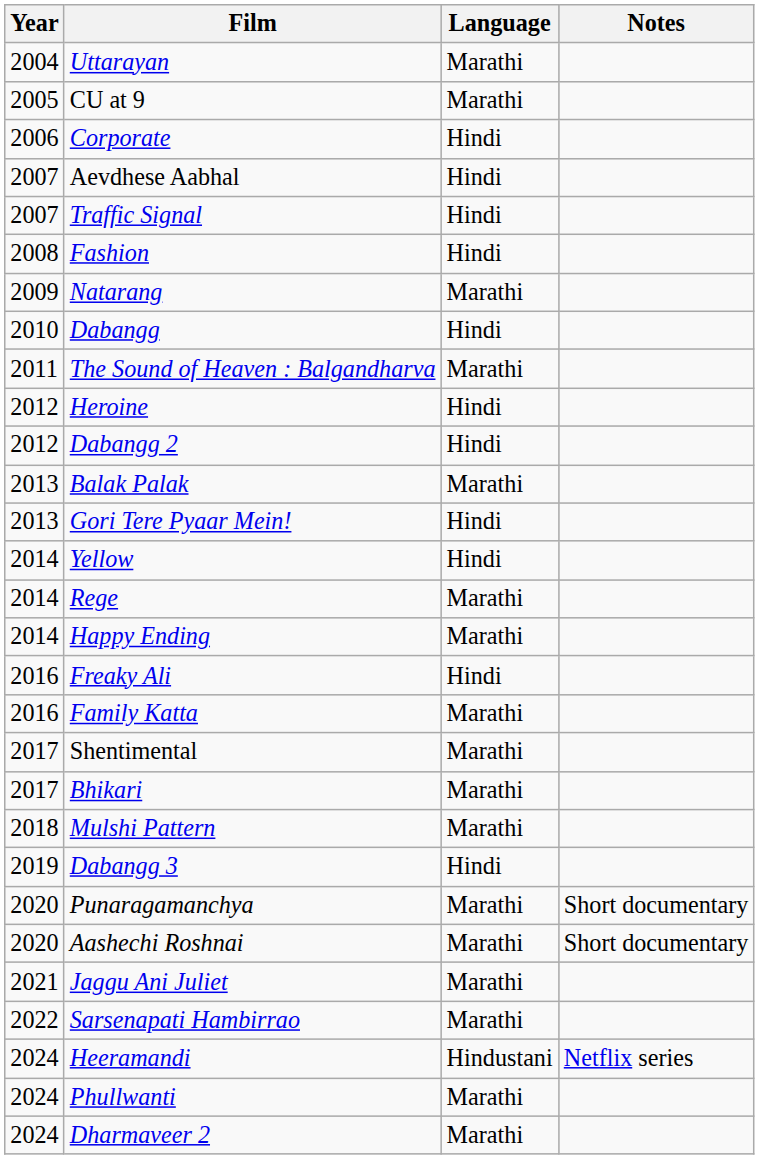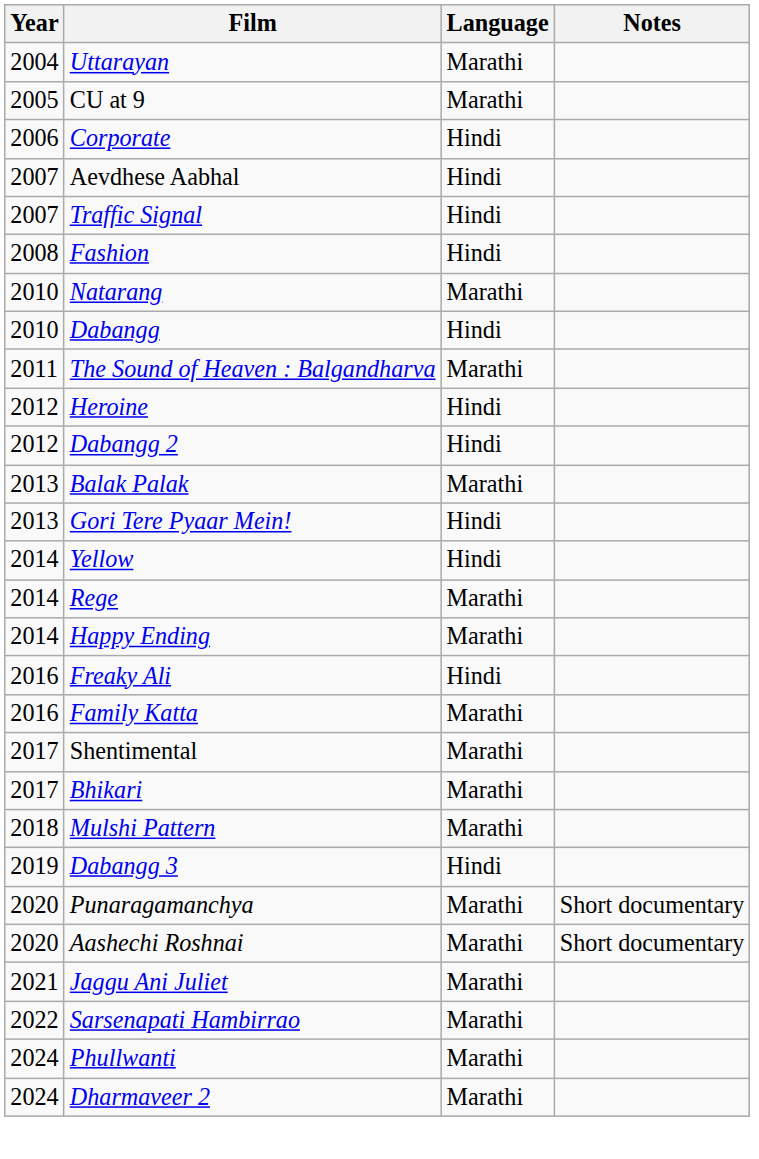(34, 291) 2009 -> (34, 291) 2010
- row: (130, 1058)
